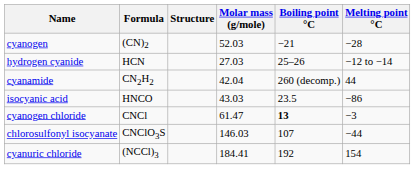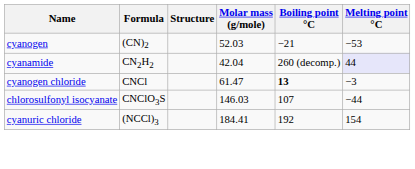(354, 43) −28 -> (354, 43) −53
- row: (45, 61)
(351, 80) no background -> (351, 63) lavender background
- row: (37, 98)
